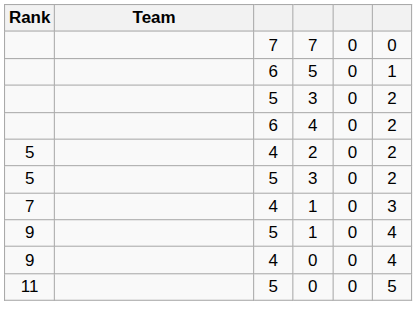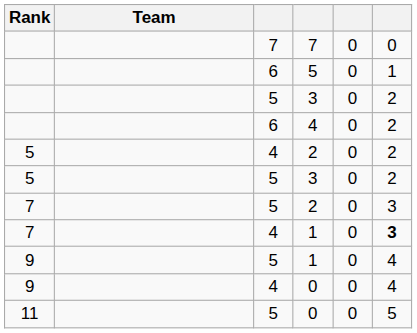+ row: (30, 206)
(392, 206) normal -> (392, 233) bold
